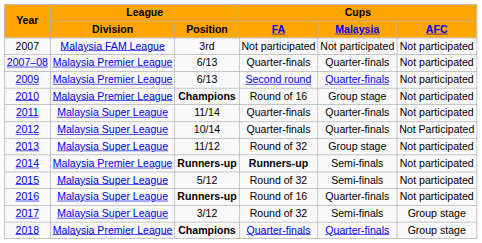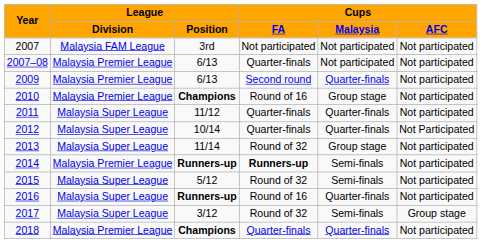(357, 63) Quarter-finals -> (357, 63) Not participated
(207, 113) 11/14 -> (207, 113) 11/12
(207, 146) 11/12 -> (207, 146) 11/14
(437, 230) Group stage -> (437, 230) Not participated
